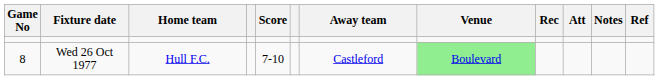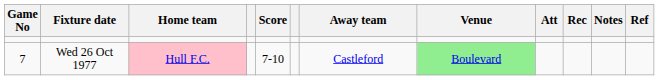columns swapped: (577, 20) <-> (549, 20)
(22, 58) 8 -> (22, 58) 7
(188, 58) no background -> (188, 58) pink background
